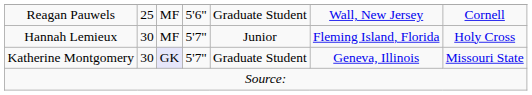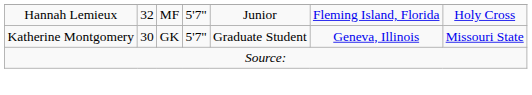- row: (71, 15)
(147, 36) 30 -> (147, 15) 32
(170, 57) lavender background -> (170, 36) no background
